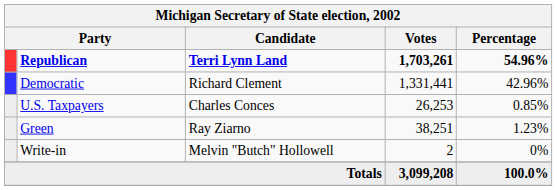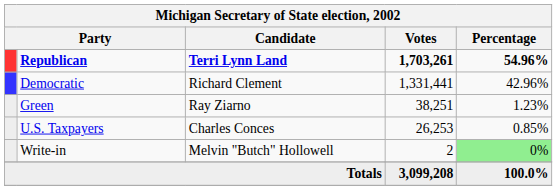rows swapped: (37, 128) <-> (62, 106)
(539, 151) no background -> (539, 151) lightgreen background
